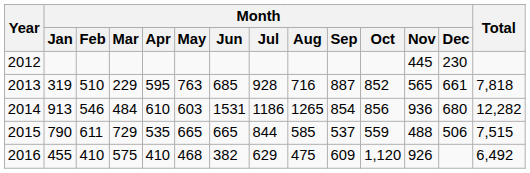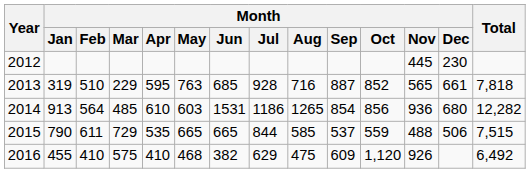(92, 109) 546 -> (92, 109) 564
(125, 109) 484 -> (125, 109) 485
